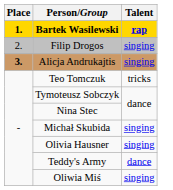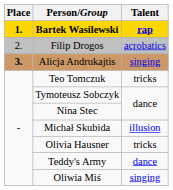(139, 45) singing -> (145, 45) acrobatics
(139, 128) singing -> (145, 128) illusion
(139, 144) singing -> (145, 144) tricks
